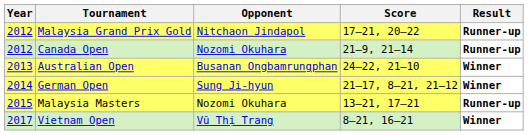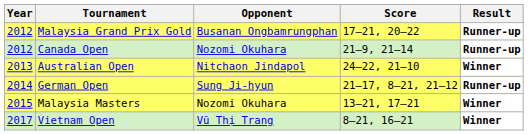(251, 31) Nitchaon Jindapol -> (267, 31) Busanan Ongbamrungphan
(267, 67) Busanan Ongbamrungphan -> (251, 67) Nitchaon Jindapol
(482, 85) Winner -> (492, 85) Runner-up
(492, 103) Runner-up -> (482, 103) Winner
